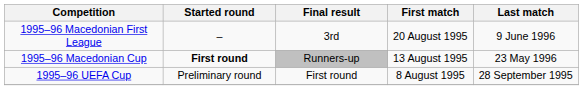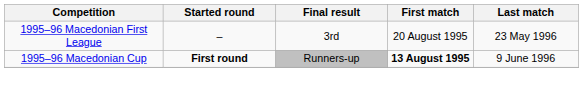(526, 36) 9 June 1996 -> (526, 36) 23 May 1996
(430, 59) normal -> (430, 59) bold
(526, 59) 23 May 1996 -> (526, 59) 9 June 1996
- row: (84, 76)
